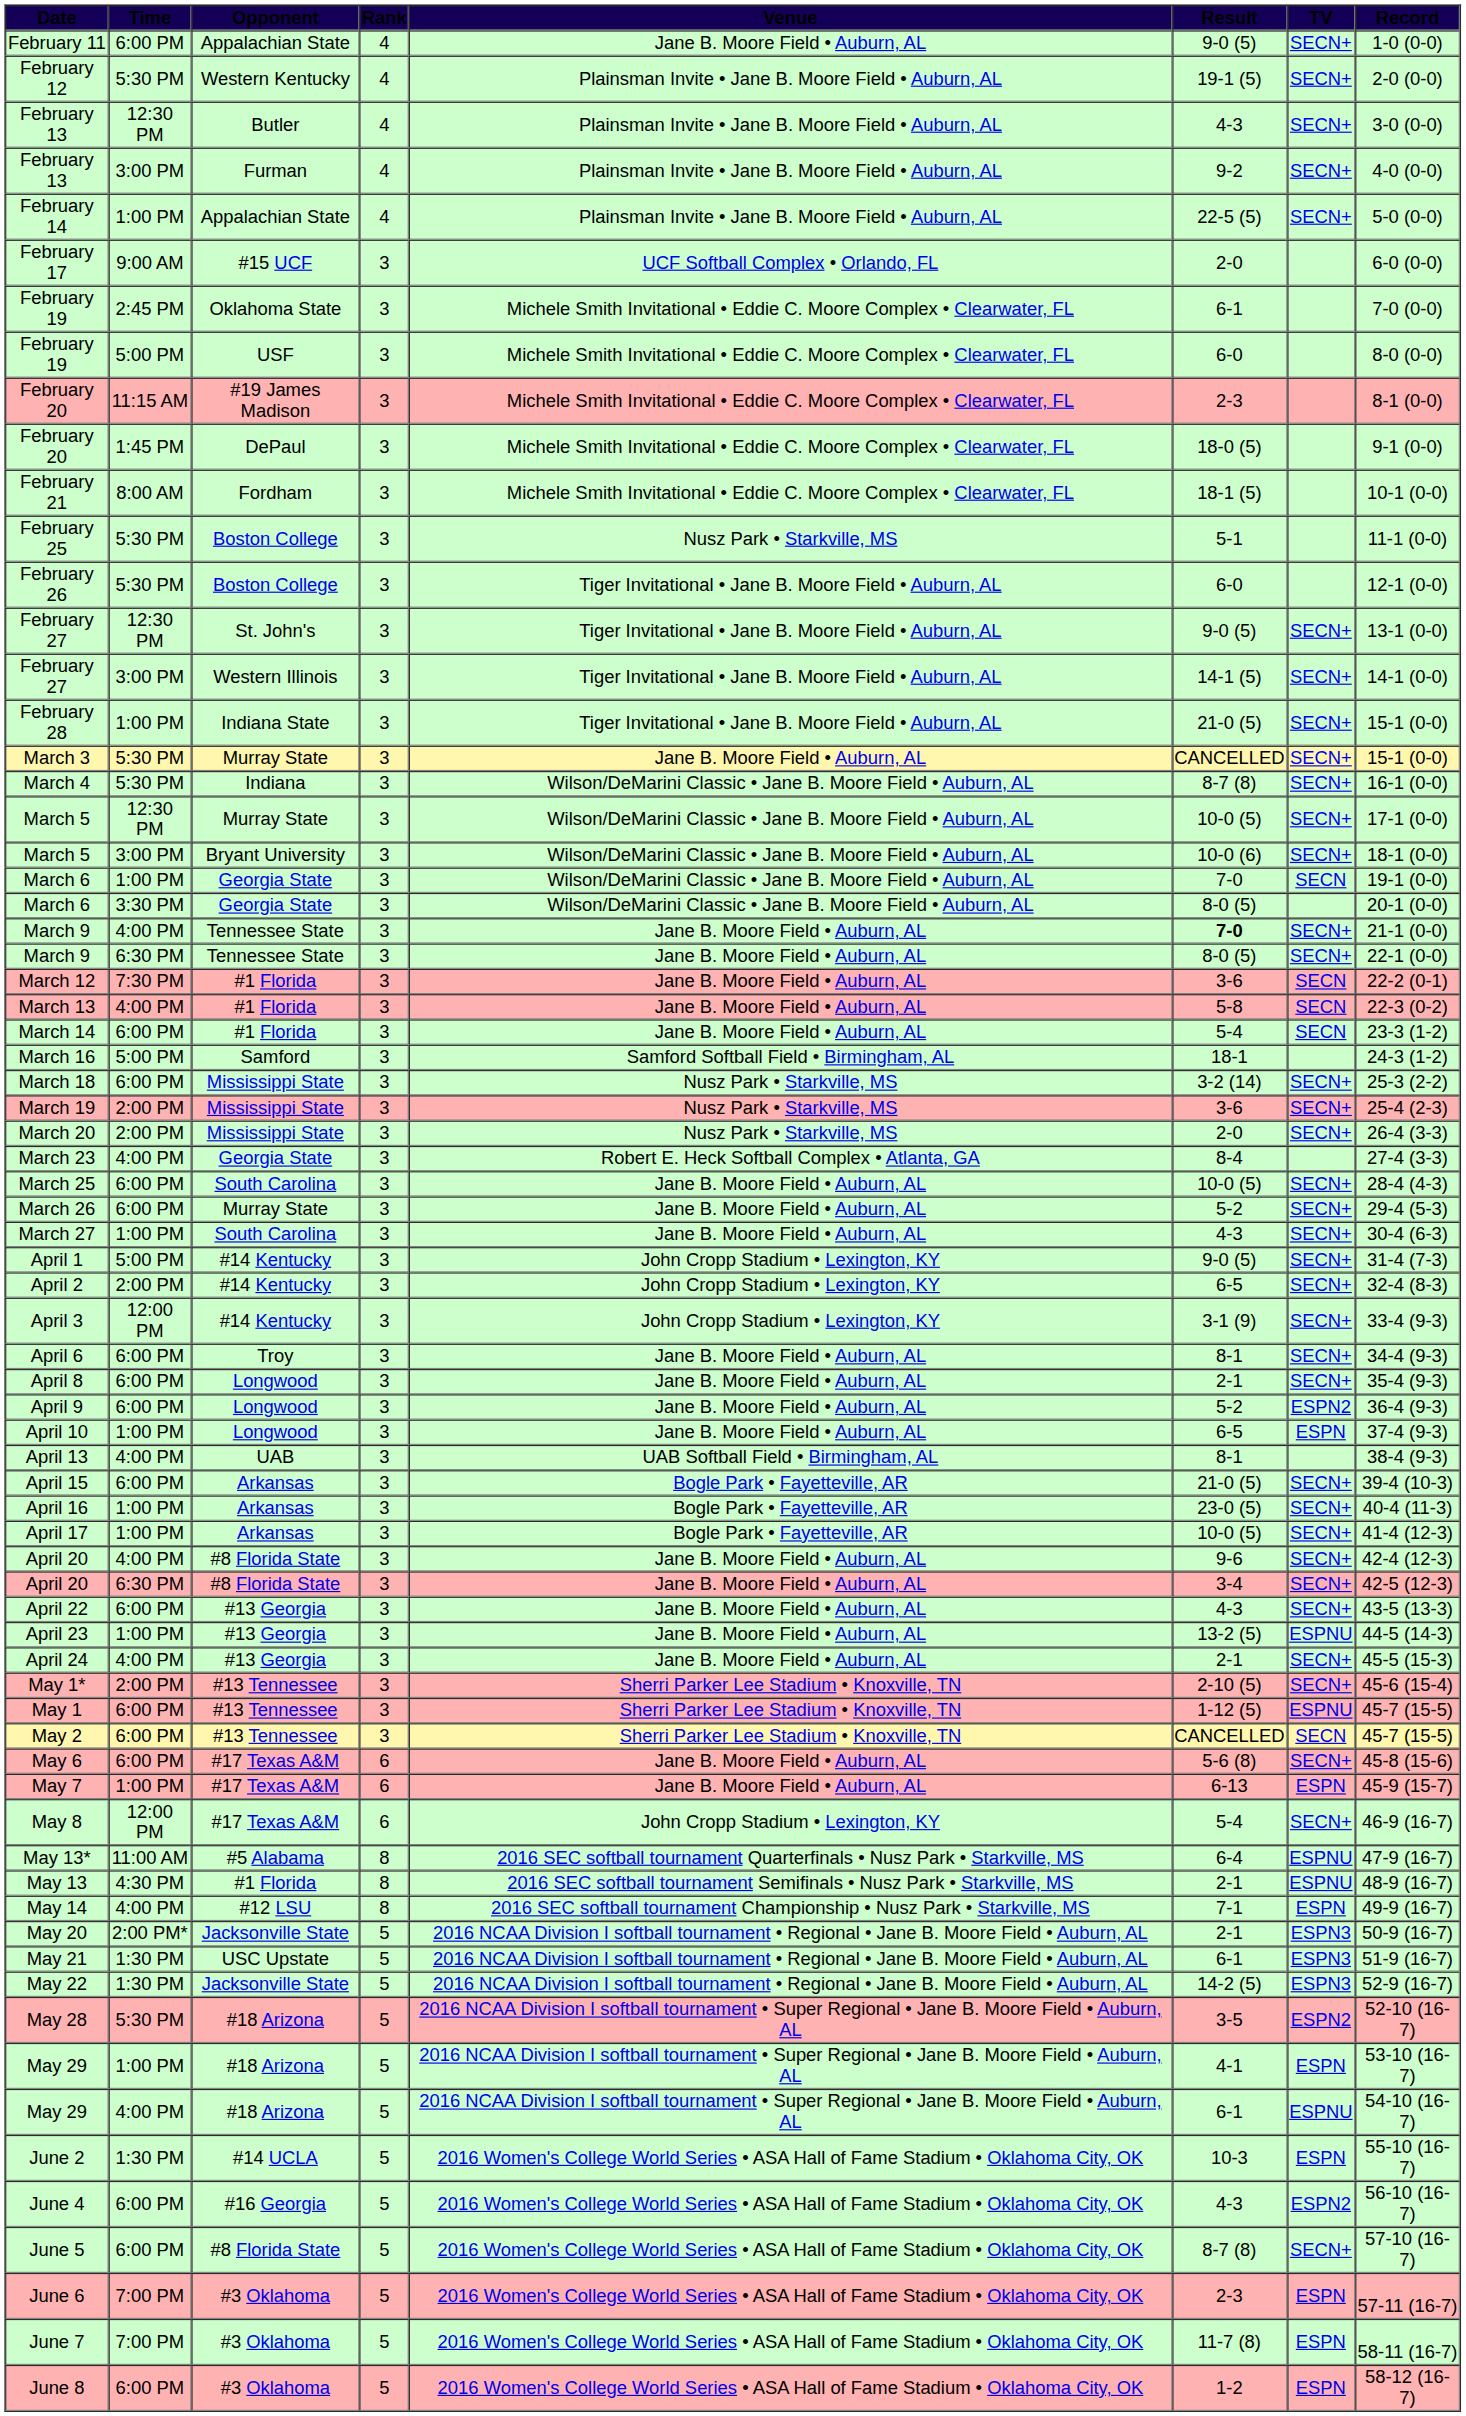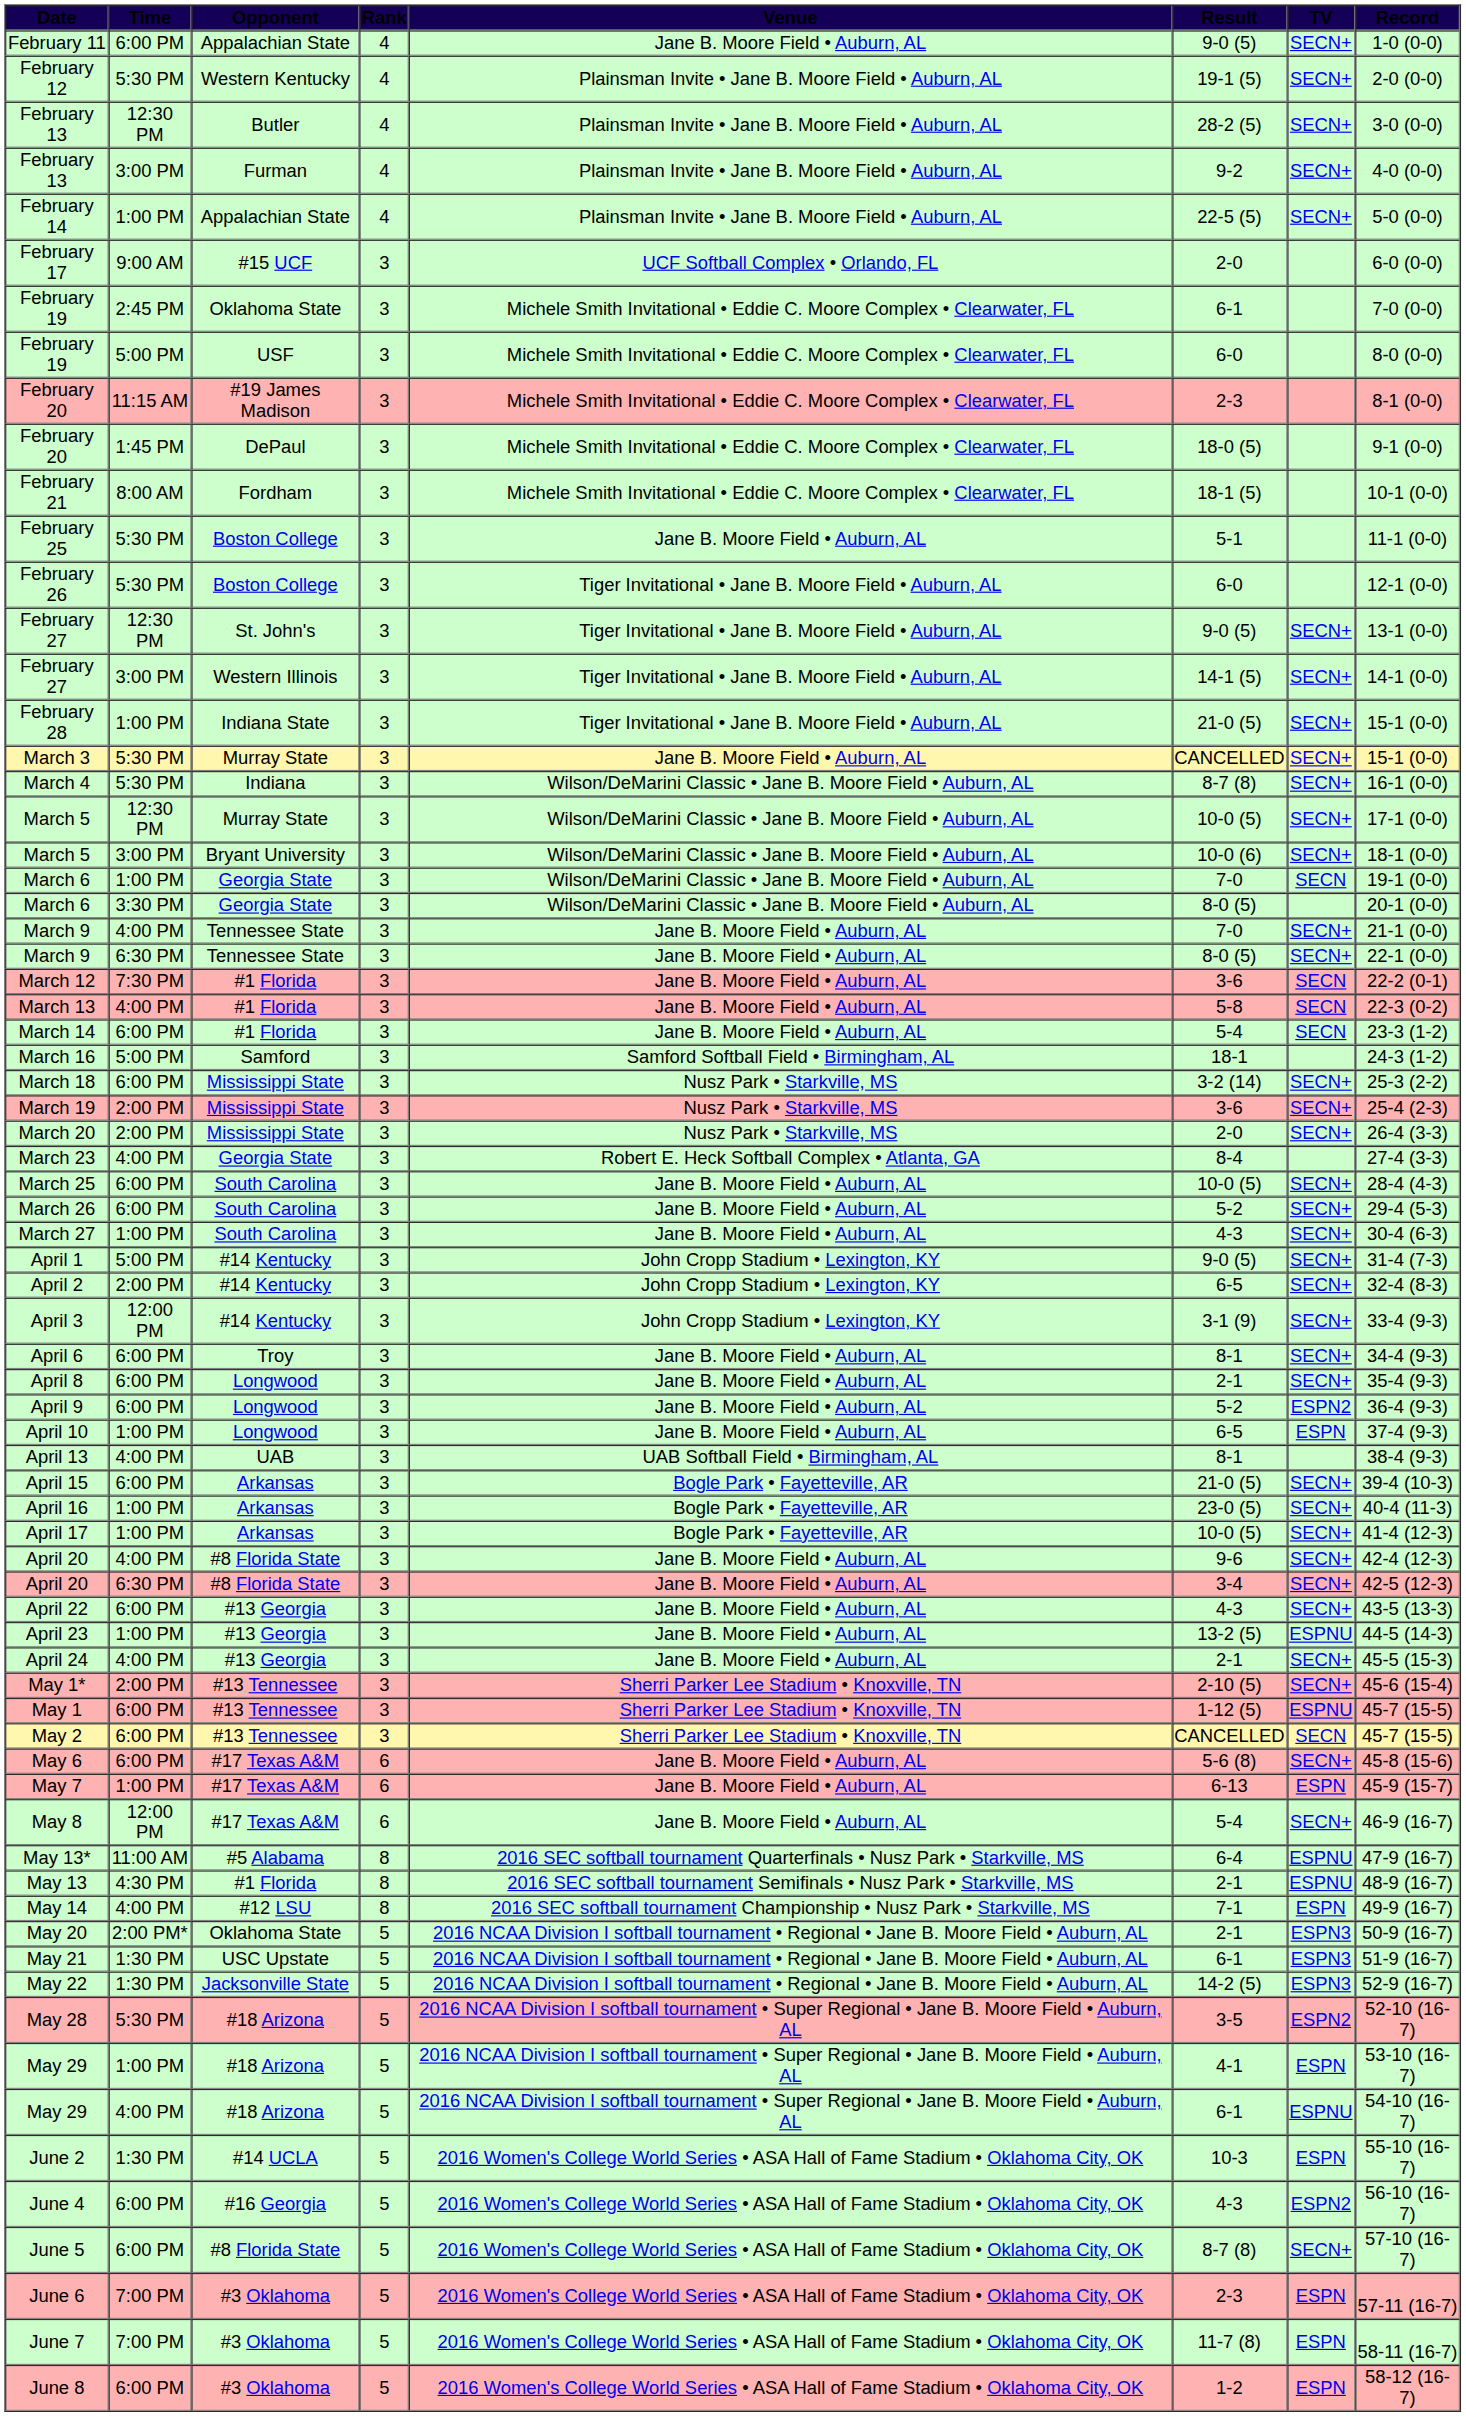(1229, 124) 4-3 -> (1229, 124) 28-2 (5)
(790, 538) Nusz Park • Starkville, MS -> (790, 538) Jane B. Moore Field • Auburn, AL
(1229, 930) bold -> (1229, 930) normal
(275, 1209) Murray State -> (275, 1209) South Carolina
(790, 1822) John Cropp Stadium • Lexington, KY -> (790, 1822) Jane B. Moore Field • Auburn, AL
(275, 1933) Jacksonville State -> (275, 1933) Oklahoma State
